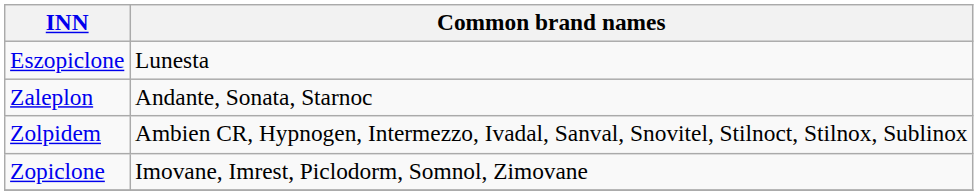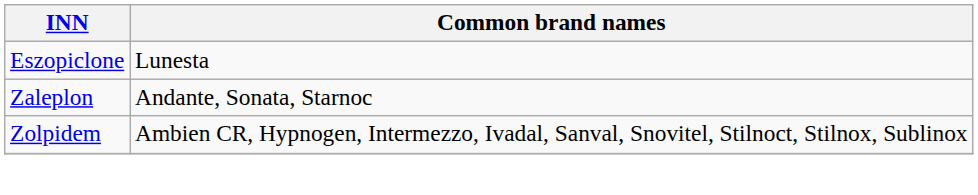- row: (57, 171)
